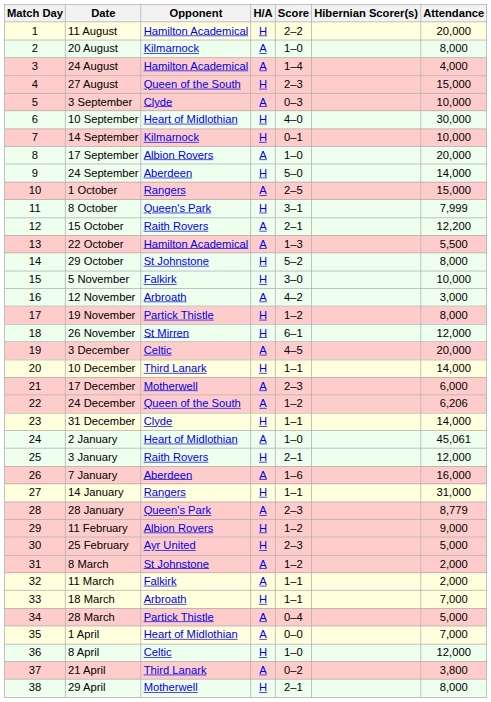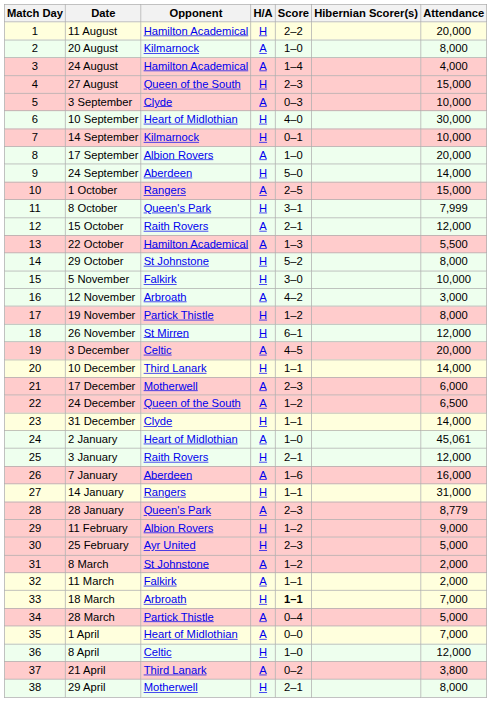(454, 226) 12,200 -> (454, 226) 12,000
(454, 404) 6,206 -> (454, 404) 6,500
(293, 599) normal -> (293, 599) bold
